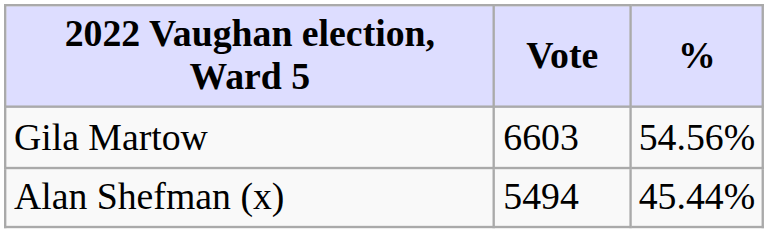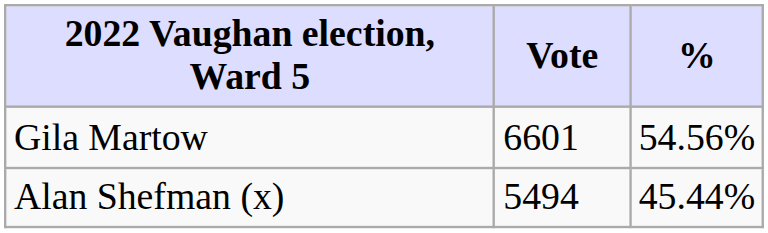(541, 136) 6603 -> (541, 136) 6601
